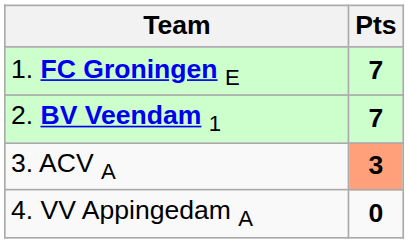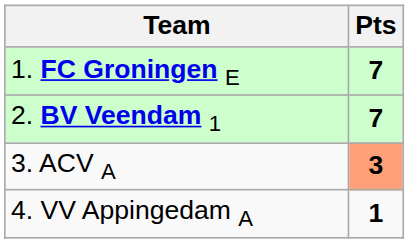(376, 213) 0 -> (376, 213) 1
